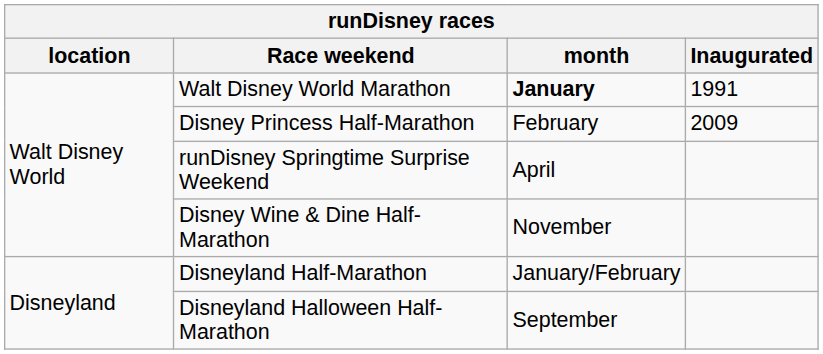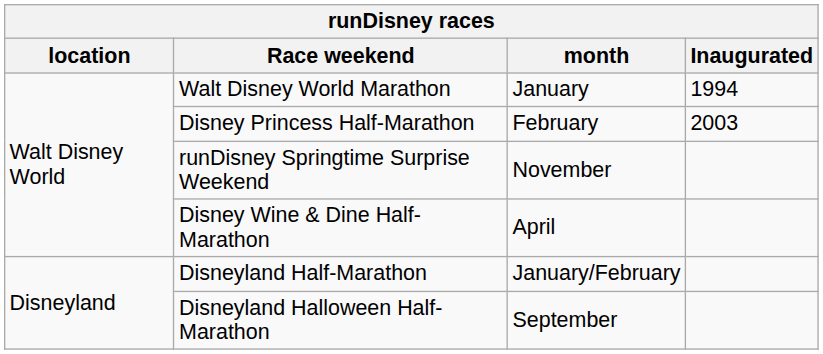(554, 89) bold -> (551, 89) normal
(714, 89) 1991 -> (714, 89) 1994
(714, 123) 2009 -> (714, 123) 2003
(534, 169) April -> (562, 169) November
(562, 227) November -> (534, 227) April
